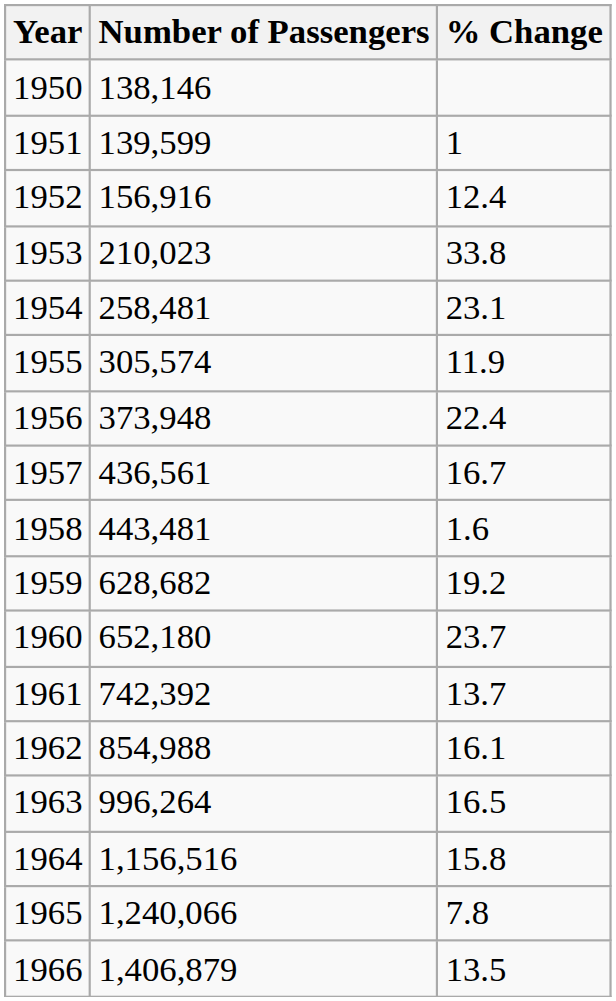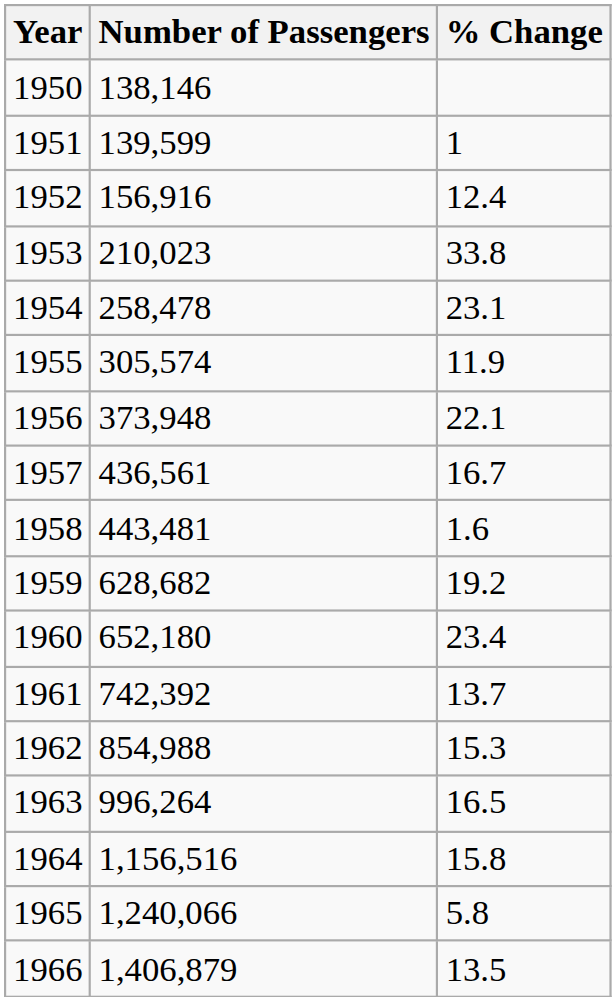(155, 307) 258,481 -> (155, 307) 258,478
(476, 417) 22.4 -> (476, 417) 22.1
(476, 637) 23.7 -> (476, 637) 23.4
(476, 747) 16.1 -> (476, 747) 15.3
(467, 913) 7.8 -> (467, 913) 5.8
